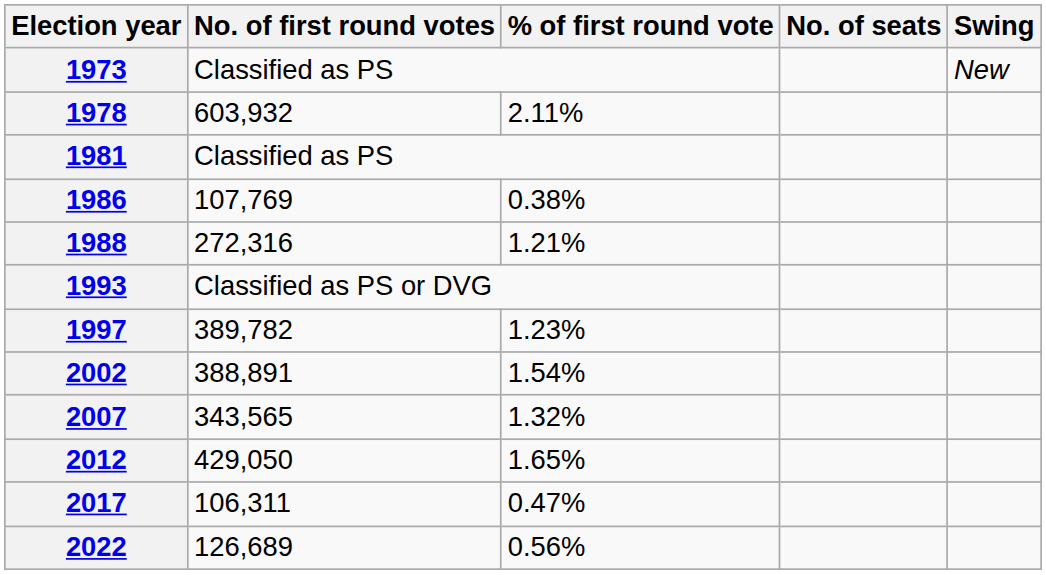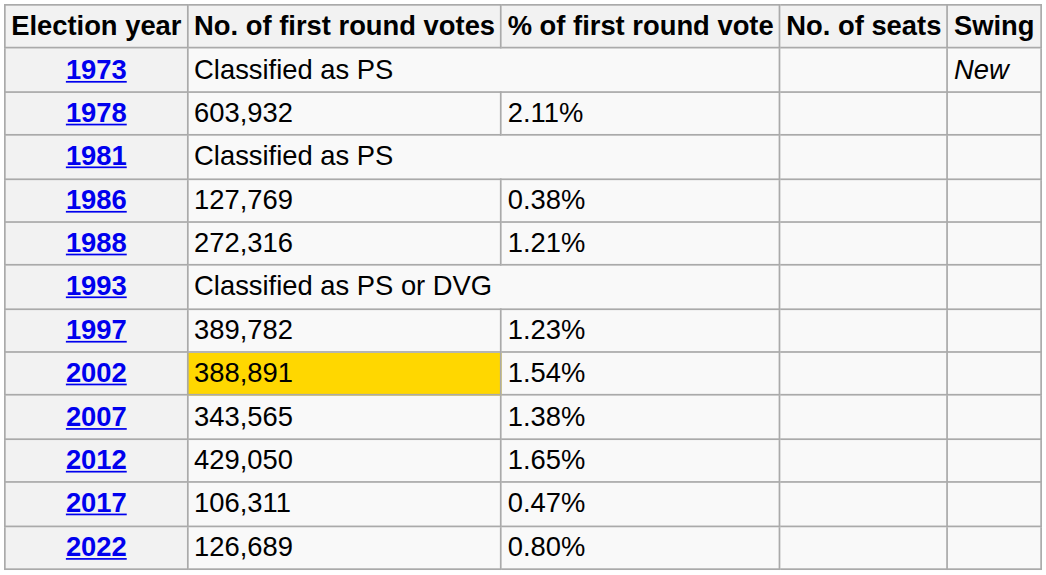(244, 199) 107,769 -> (244, 199) 127,769
(244, 373) no background -> (244, 373) gold background
(546, 416) 1.32% -> (546, 416) 1.38%
(546, 546) 0.56% -> (546, 546) 0.80%
